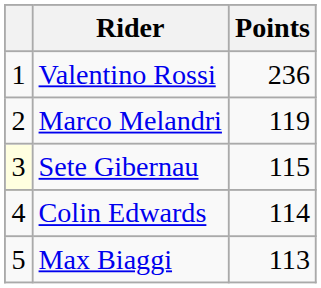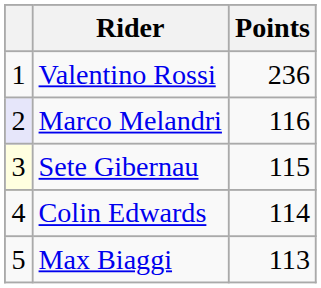(18, 120) no background -> (18, 120) lavender background
(289, 120) 119 -> (289, 120) 116
